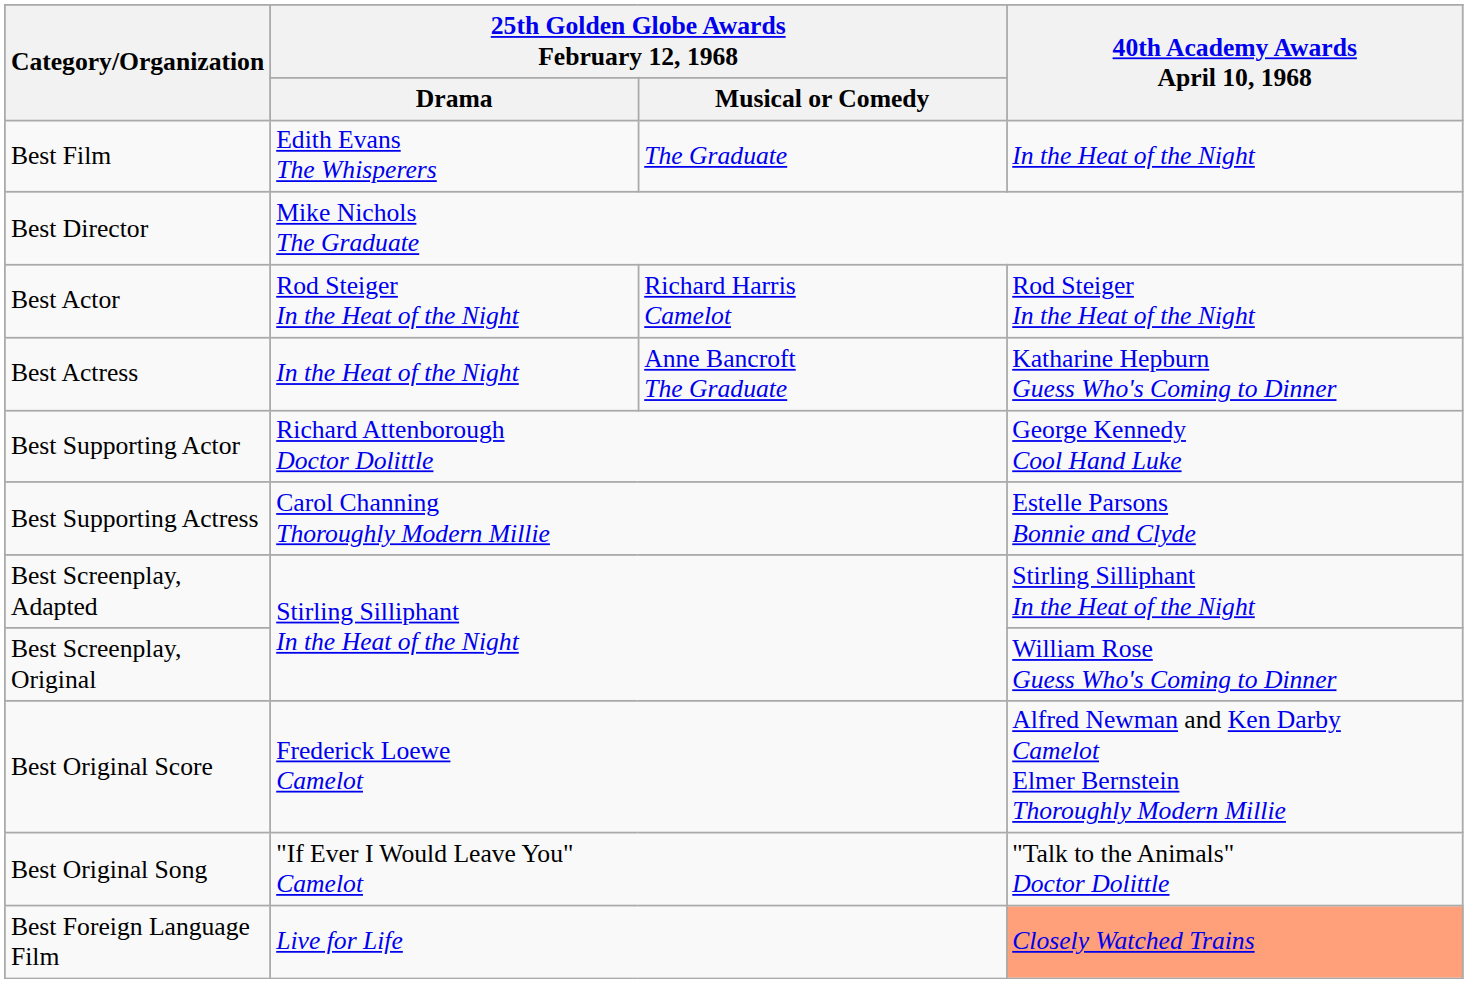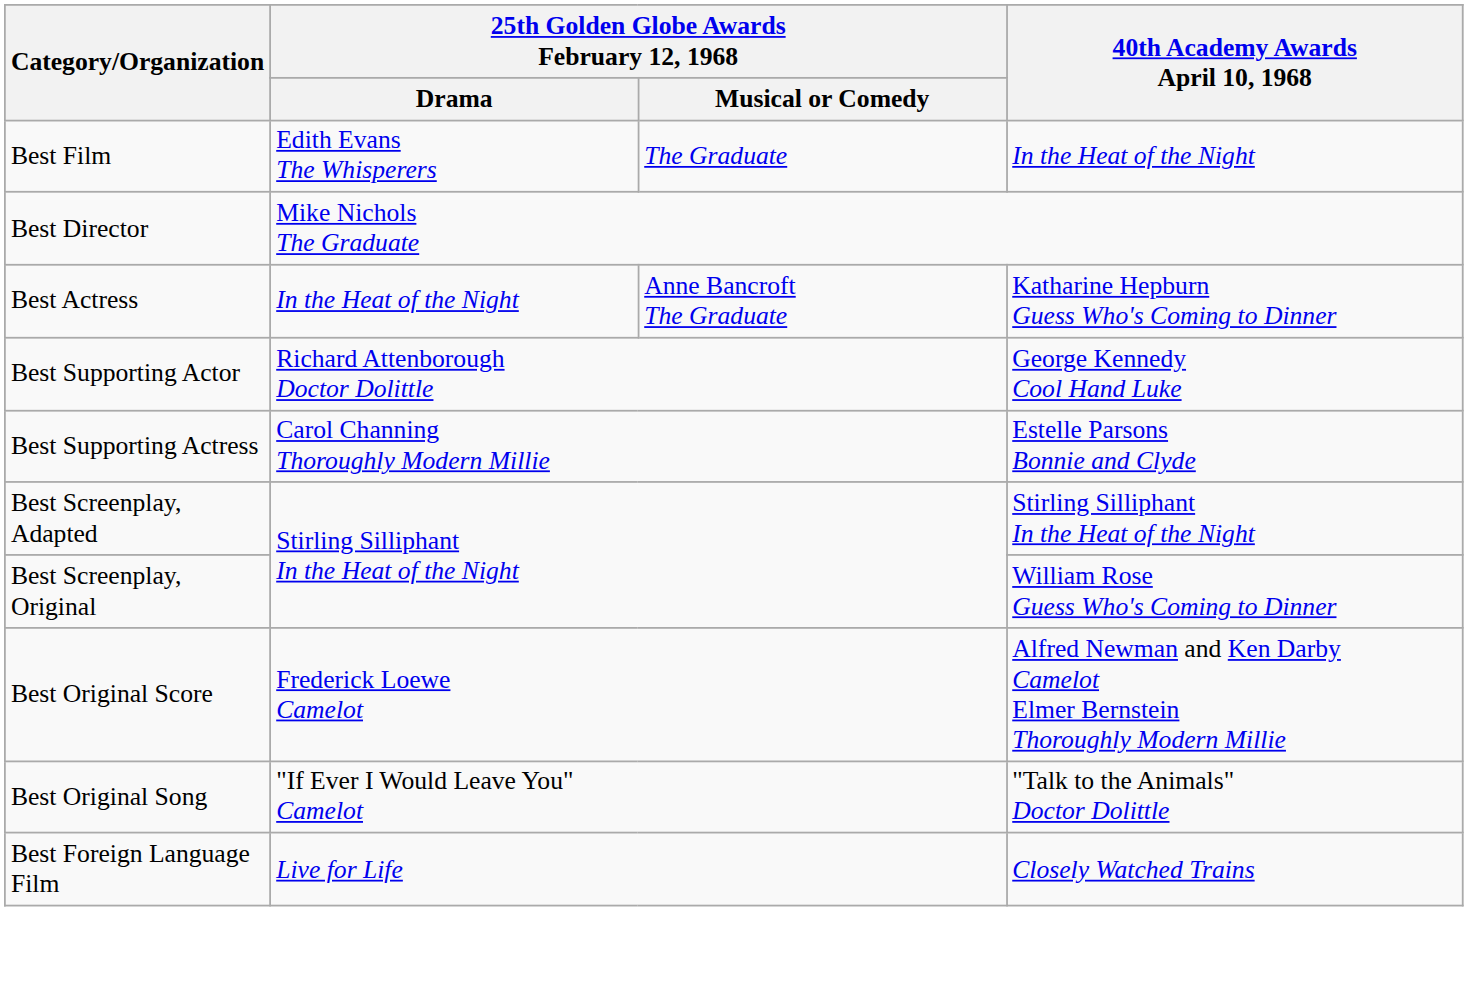- row: (65, 301)
(1133, 941) lightsalmon background -> (1133, 869) no background
